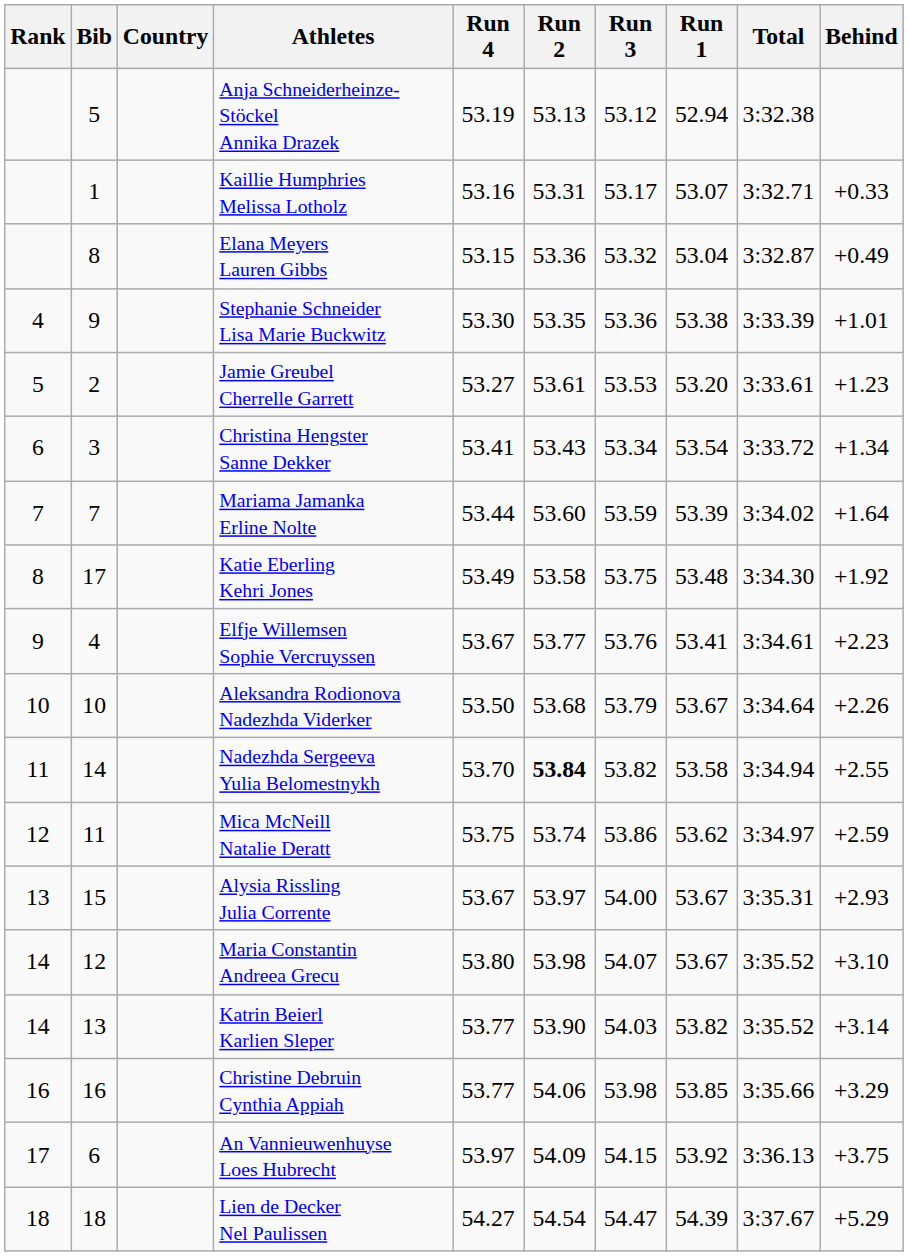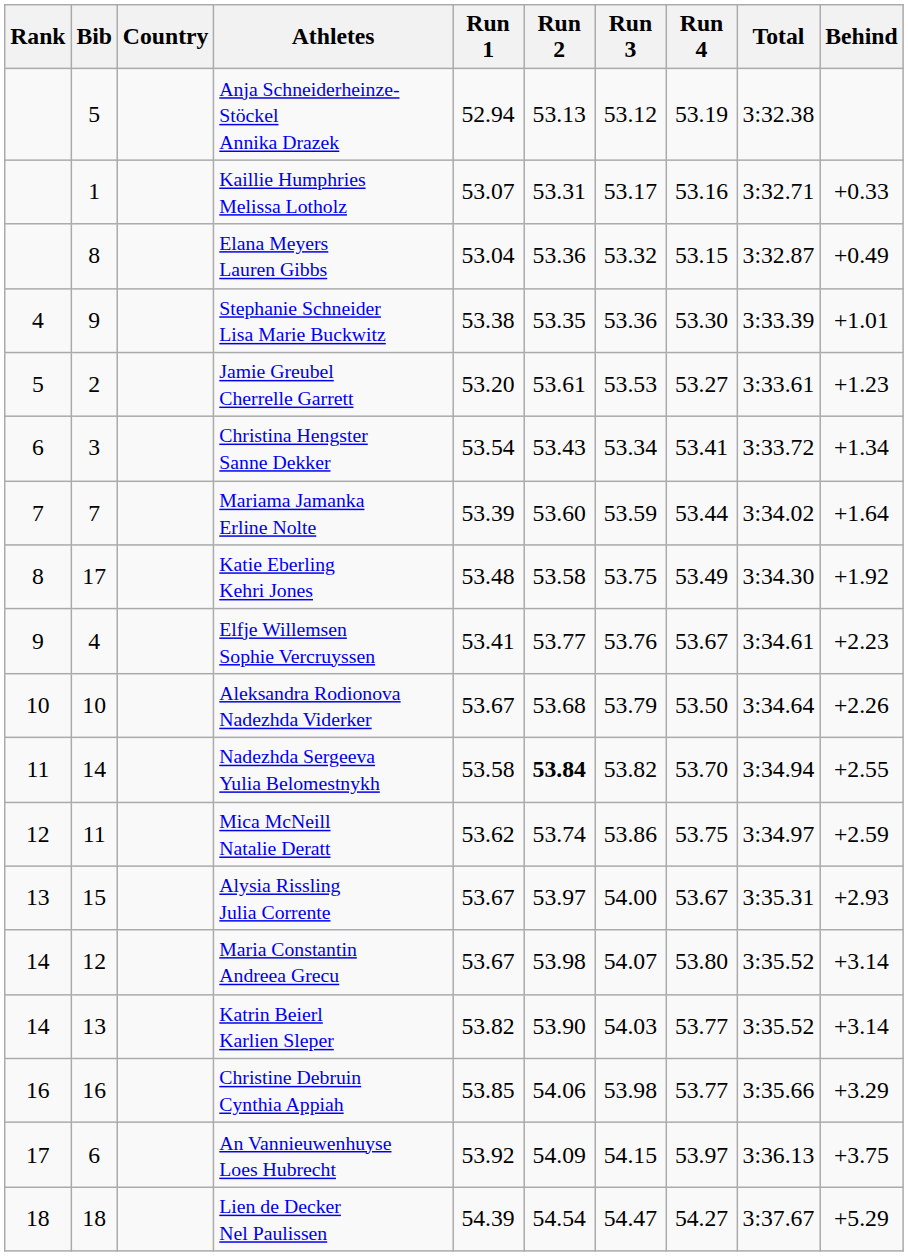columns swapped: (702, 36) <-> (488, 36)
(861, 961) +3.10 -> (861, 961) +3.14
